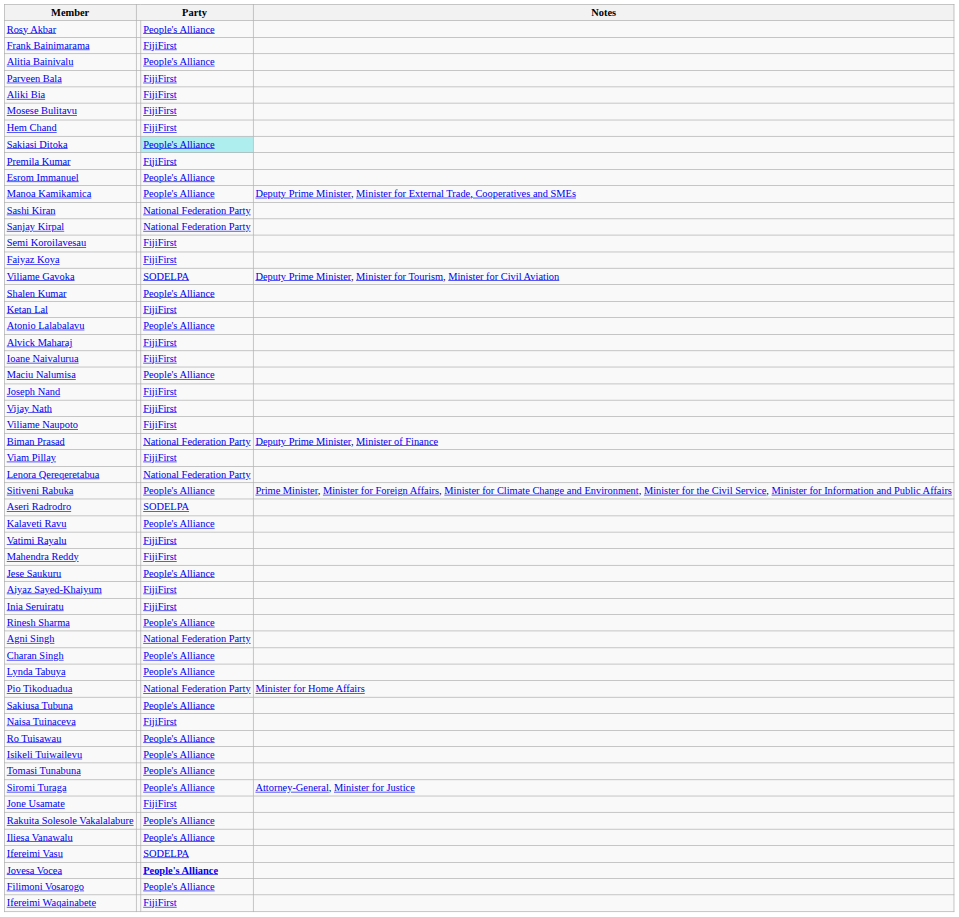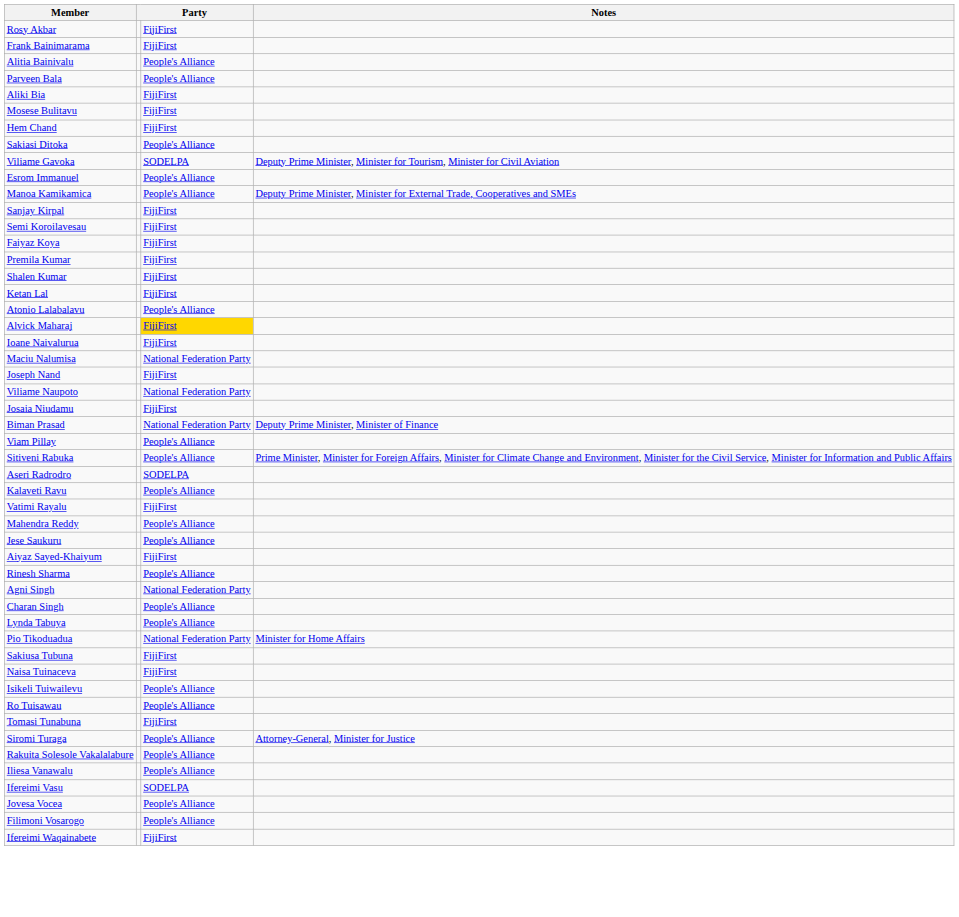(179, 29) People's Alliance -> (160, 29) FijiFirst
(160, 78) FijiFirst -> (179, 78) People's Alliance
(179, 144) paleturquoise background -> (179, 144) no background
rows swapped: (41, 276) <-> (39, 161)
- row: (31, 210)
(197, 227) National Federation Party -> (160, 210) FijiFirst
(179, 293) People's Alliance -> (160, 276) FijiFirst
(160, 342) no background -> (160, 326) gold background
(179, 375) People's Alliance -> (197, 359) National Federation Party
- row: (29, 408)
(160, 425) FijiFirst -> (197, 392) National Federation Party
+ row: (40, 408)
(160, 458) FijiFirst -> (179, 441) People's Alliance
- row: (53, 474)
(160, 557) FijiFirst -> (179, 524) People's Alliance
- row: (35, 606)
(179, 705) People's Alliance -> (160, 656) FijiFirst
rows swapped: (34, 738) <-> (44, 754)
(179, 771) People's Alliance -> (160, 721) FijiFirst
- row: (36, 804)
(181, 870) bold -> (179, 804) normal
